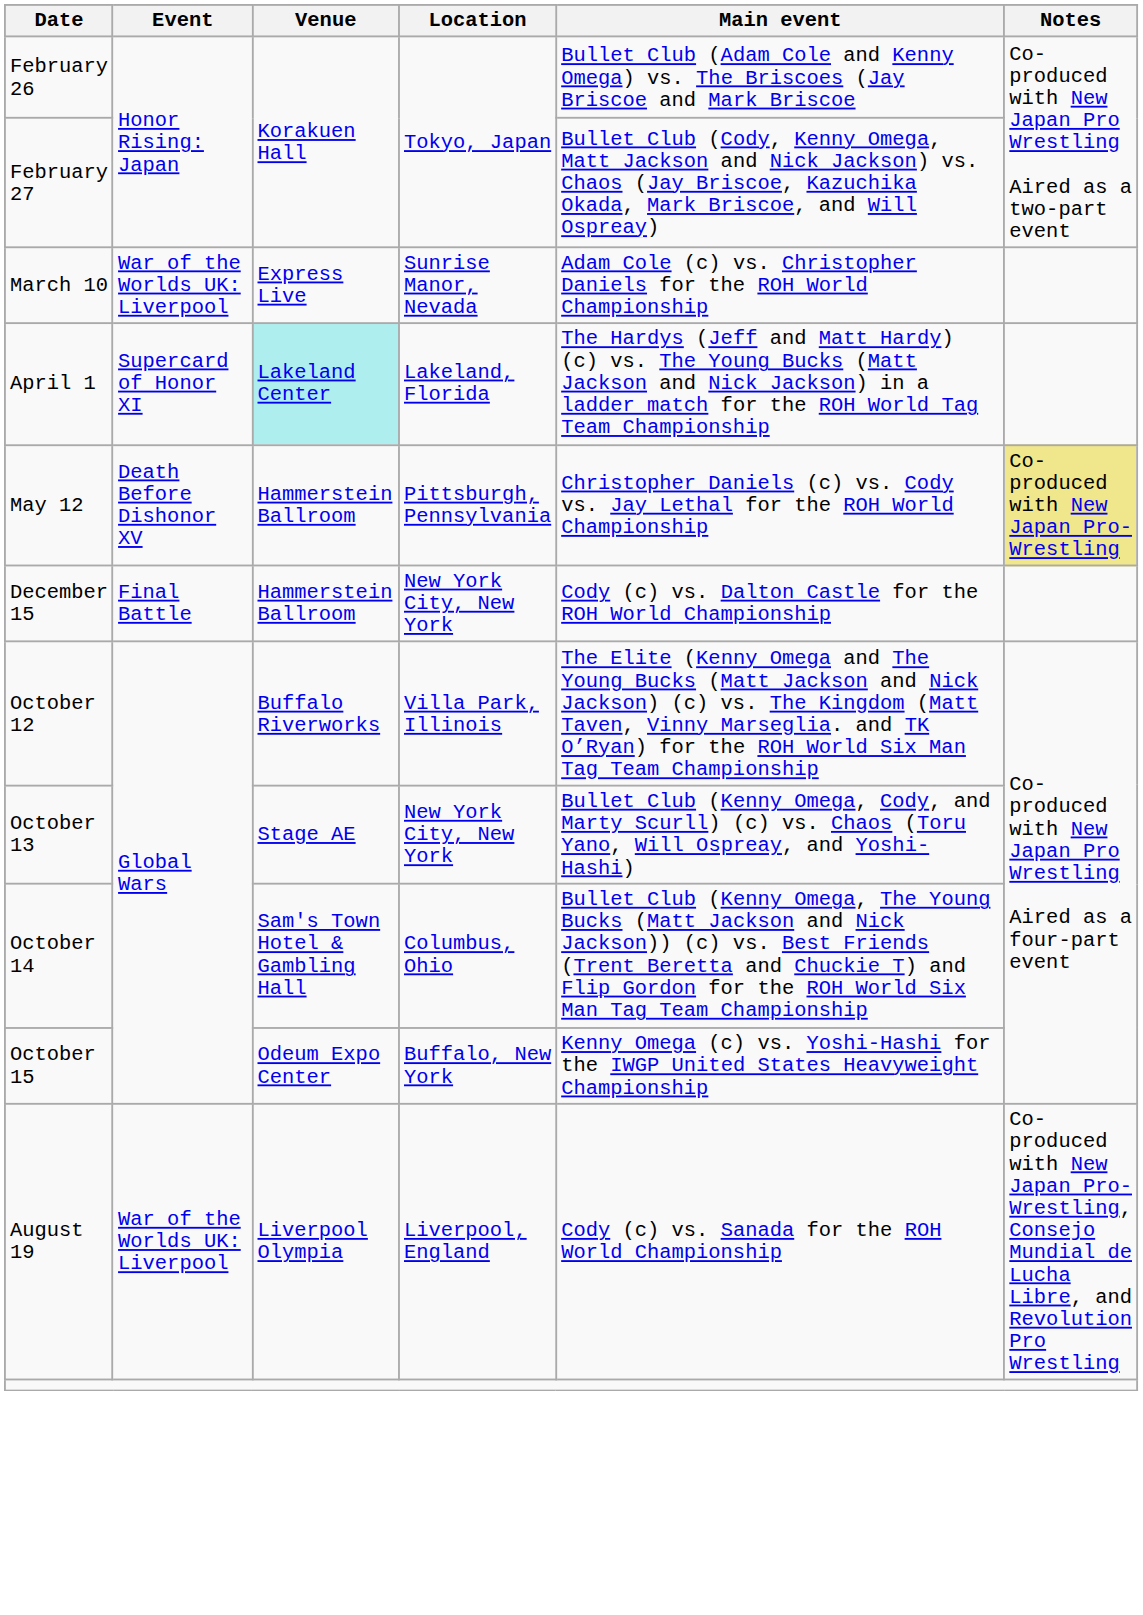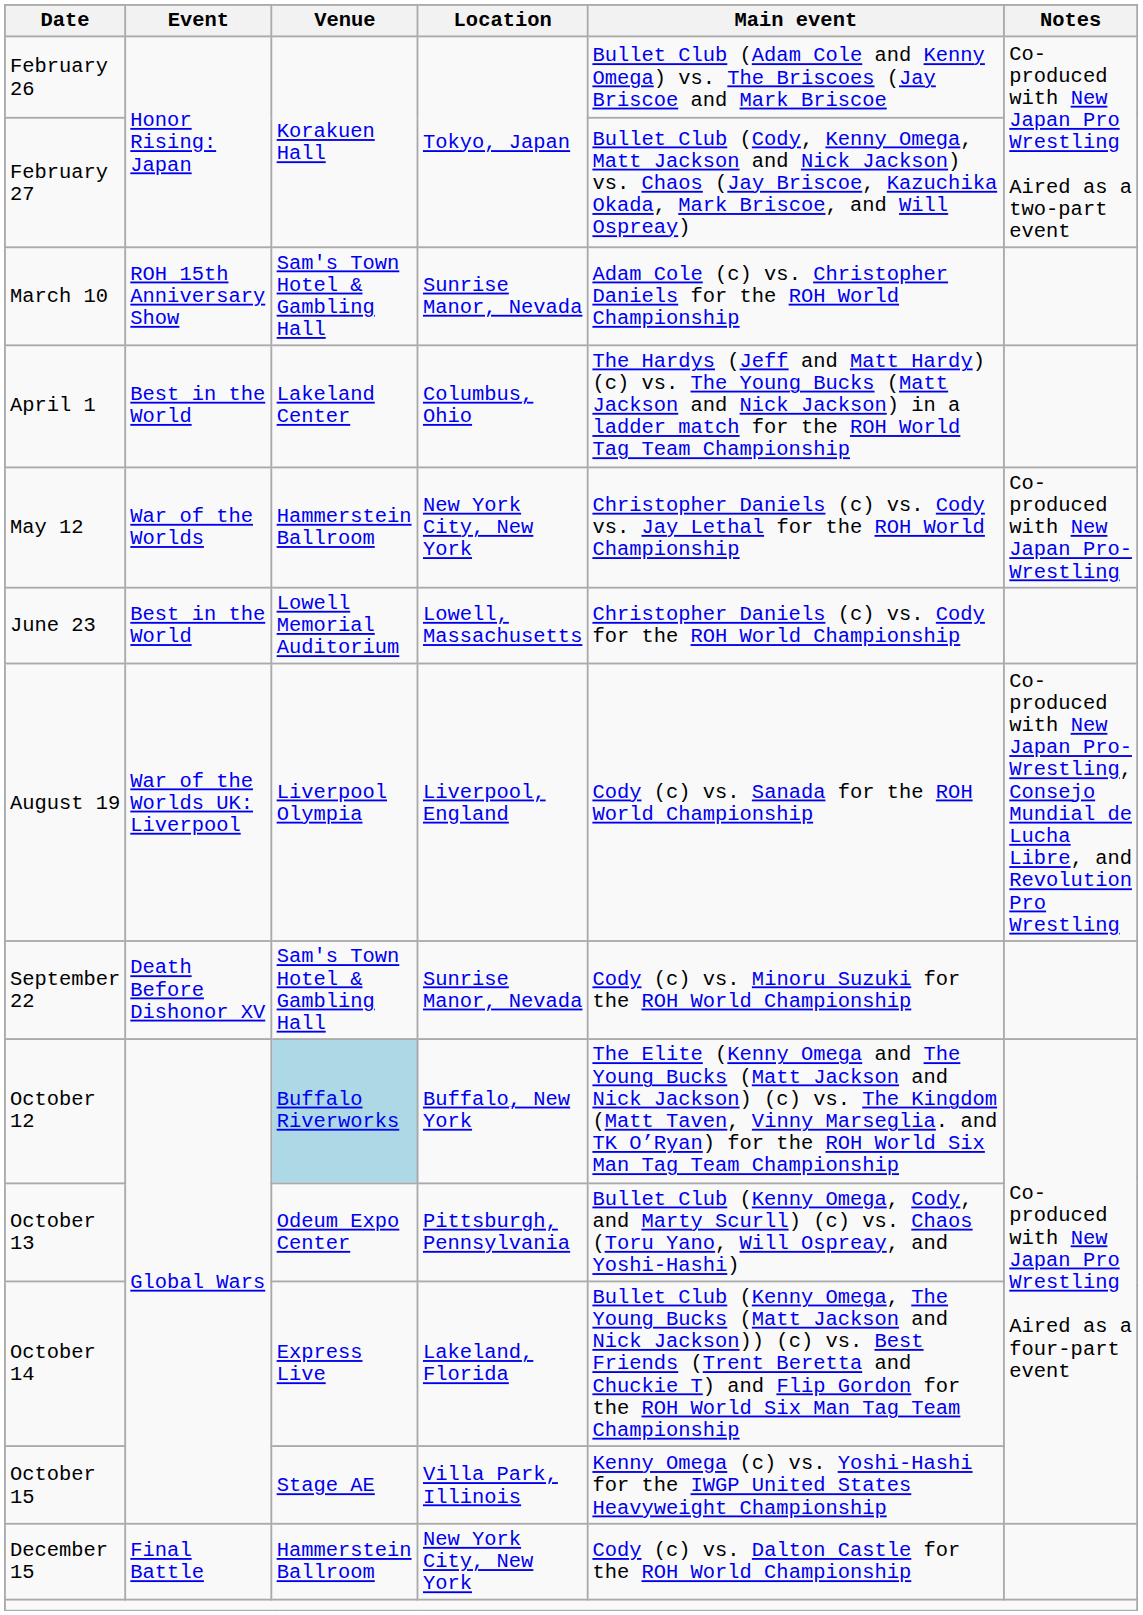(179, 285) War of the Worlds UK: Liverpool -> (198, 296) ROH 15th Anniversary Show
(300, 285) Express Live -> (338, 296) Sam's Town Hotel & Gambling Hall
(173, 384) Supercard of Honor XI -> (198, 406) Best in the World
(307, 384) paleturquoise background -> (326, 406) no background
(459, 384) Lakeland, Florida -> (478, 406) Columbus, Ohio
(167, 505) Death Before Dishonor XV -> (192, 527) War of the Worlds
(478, 505) Pittsburgh, Pennsylvania -> (478, 527) New York City, New York
(1071, 505) khaki background -> (1071, 527) no background
+ row: (53, 626)
rows swapped: (47, 1242) <-> (59, 604)
+ row: (65, 990)
(319, 714) no background -> (338, 1111) lightblue background
(471, 714) Villa Park, Illinois -> (497, 1111) Buffalo, New York
(307, 835) Stage AE -> (338, 1232) Odeum Expo Center
(459, 835) New York City, New York -> (497, 1232) Pittsburgh, Pennsylvania
(319, 956) Sam's Town Hotel & Gambling Hall -> (320, 1364) Express Live
(459, 956) Columbus, Ohio -> (478, 1364) Lakeland, Florida
(319, 1066) Odeum Expo Center -> (326, 1485) Stage AE
(478, 1066) Buffalo, New York -> (490, 1485) Villa Park, Illinois
